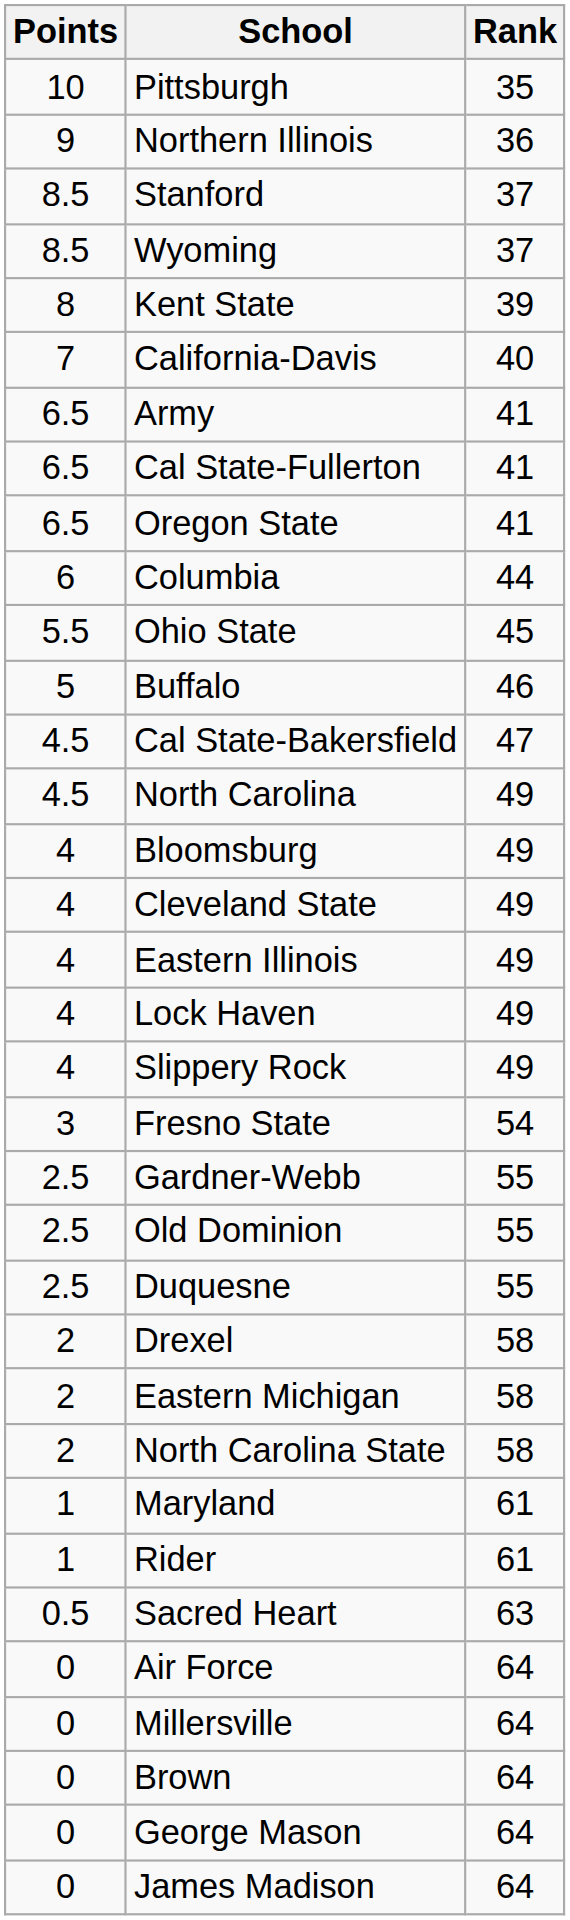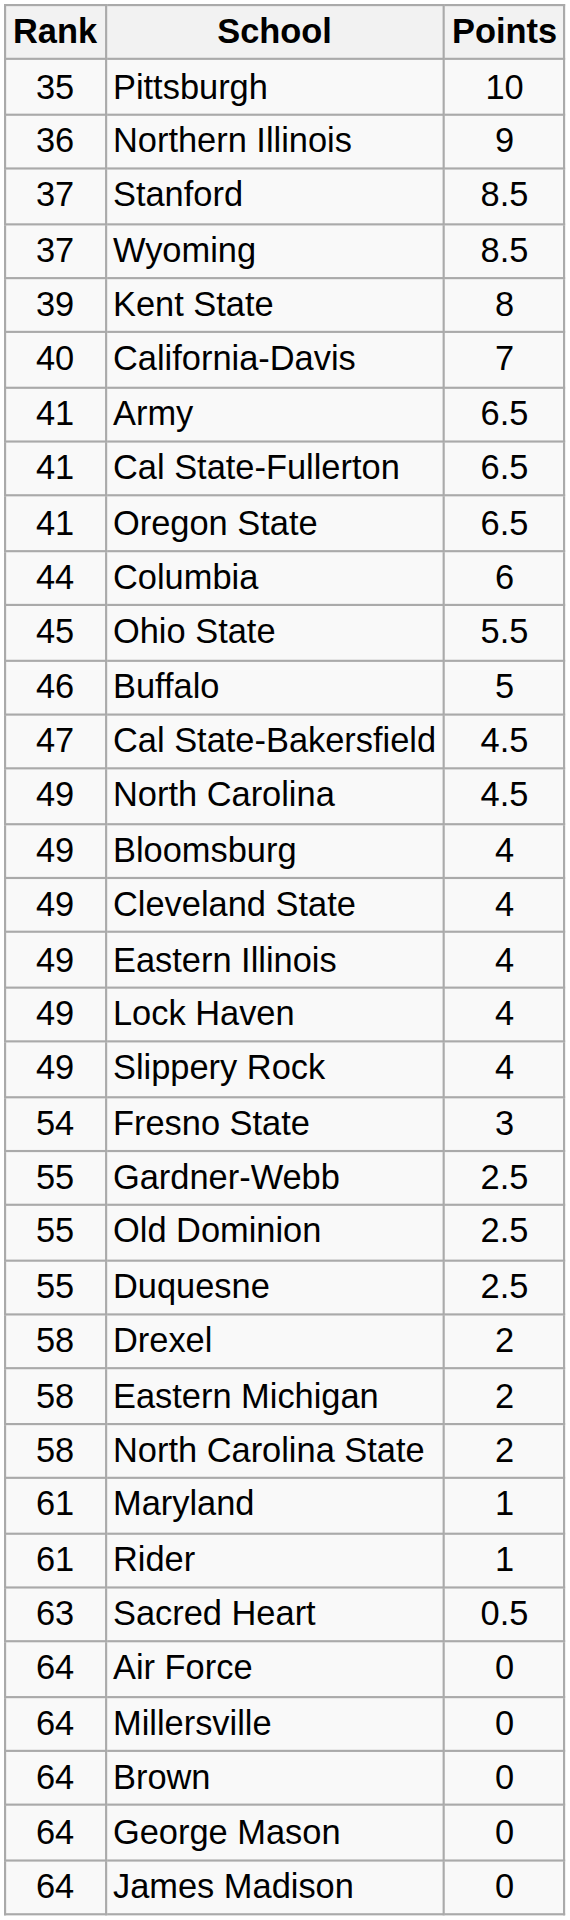columns swapped: (515, 31) <-> (66, 31)
